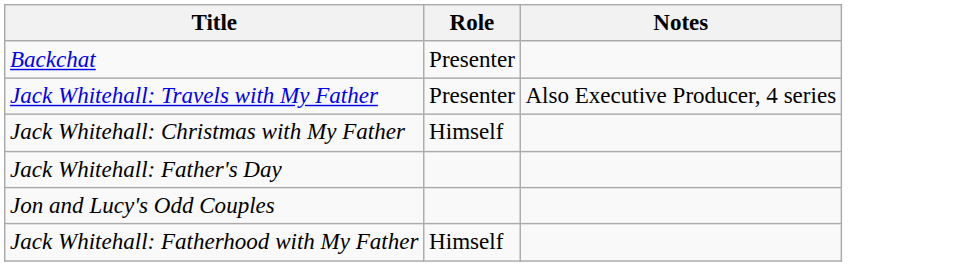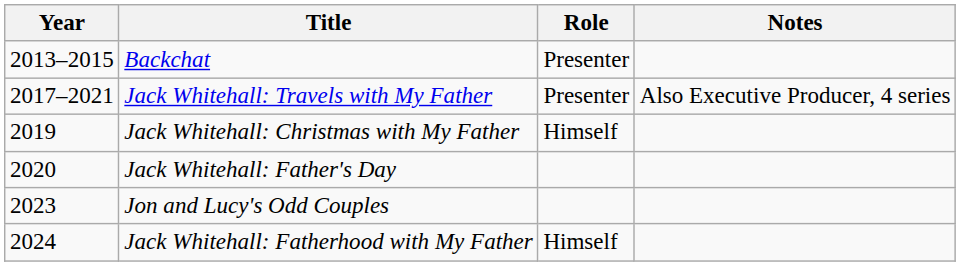+ column: (62, 22)
